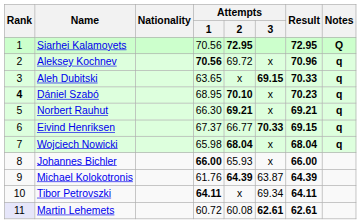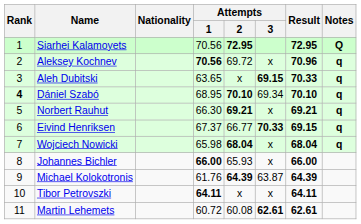(270, 95) x -> (270, 95) 69.34
(304, 95) 70.23 -> (304, 95) 70.10
(270, 194) 69.34 -> (270, 194) x
(19, 210) lavender background -> (19, 210) no background
